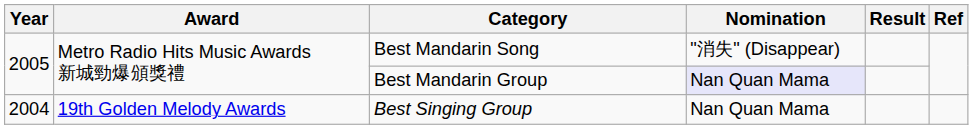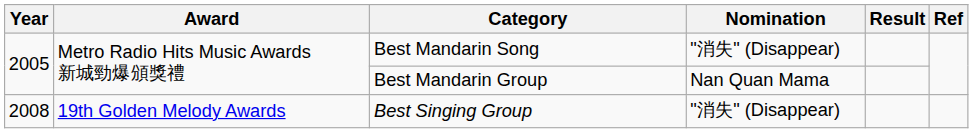(760, 80) lavender background -> (760, 80) no background
(29, 109) 2004 -> (29, 110) 2008
(760, 109) Nan Quan Mama -> (765, 110) "消失" (Disappear)
